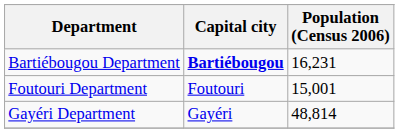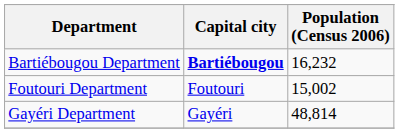(314, 62) 16,231 -> (314, 62) 16,232
(314, 88) 15,001 -> (314, 88) 15,002
